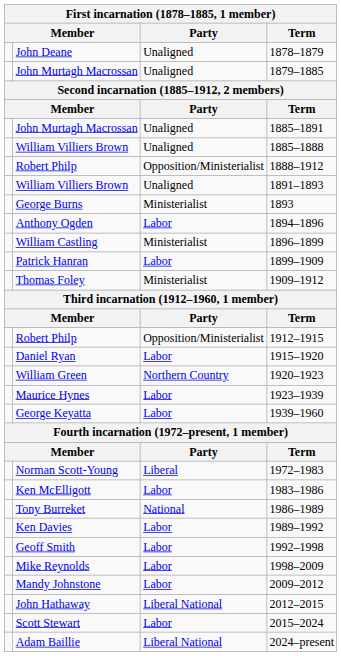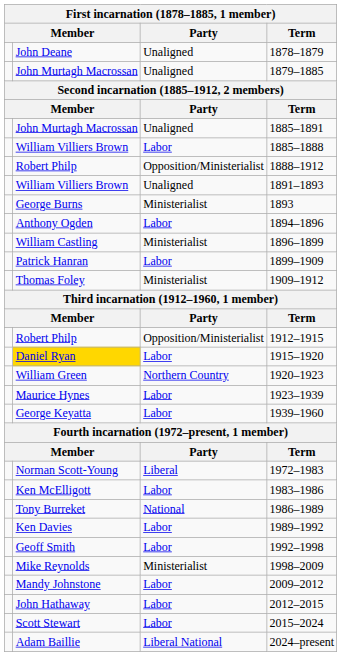(168, 147) Unaligned -> (158, 147) Labor
(46, 356) no background -> (46, 356) gold background
(158, 565) Labor -> (175, 565) Ministerialist
(183, 603) Liberal National -> (158, 603) Labor
